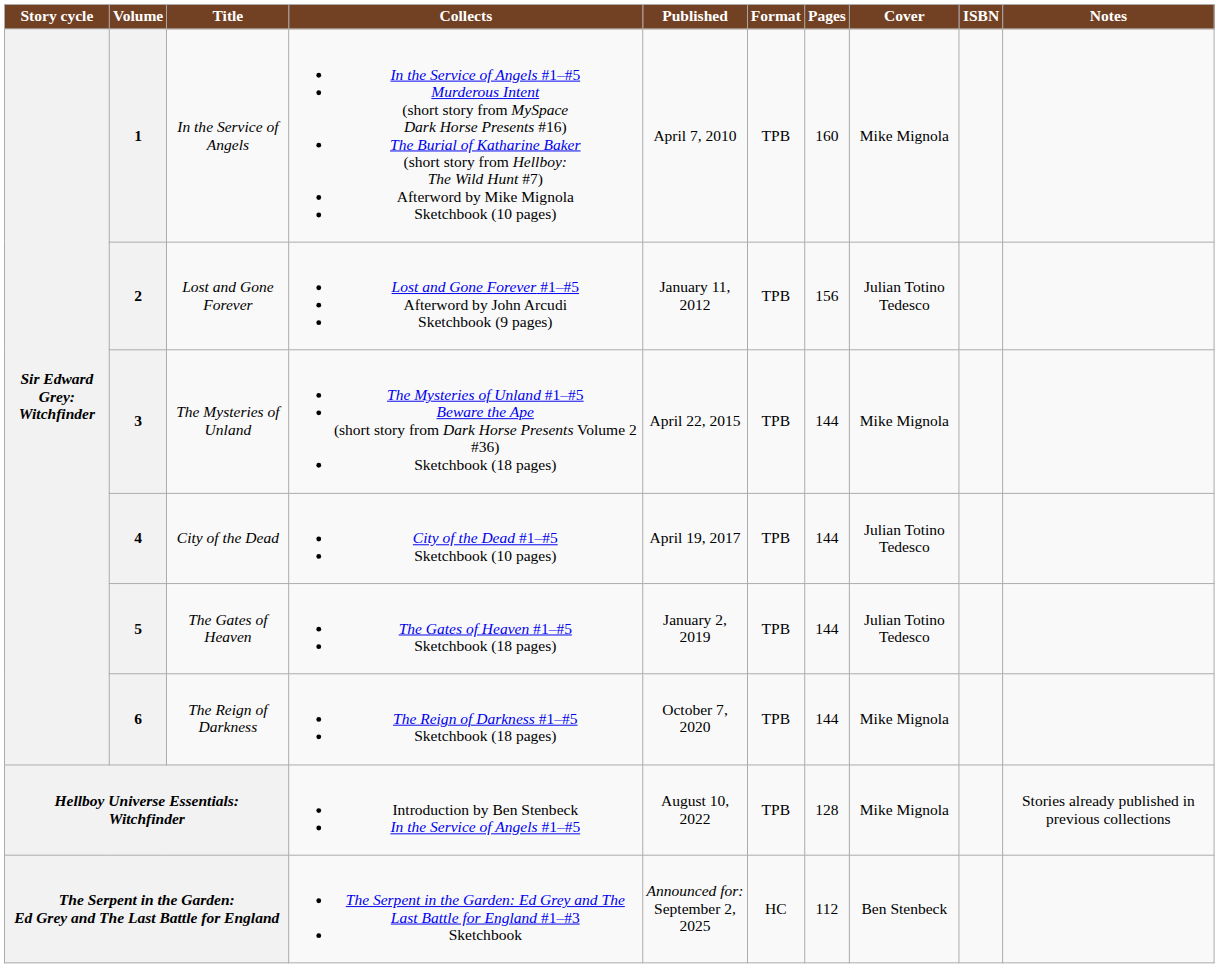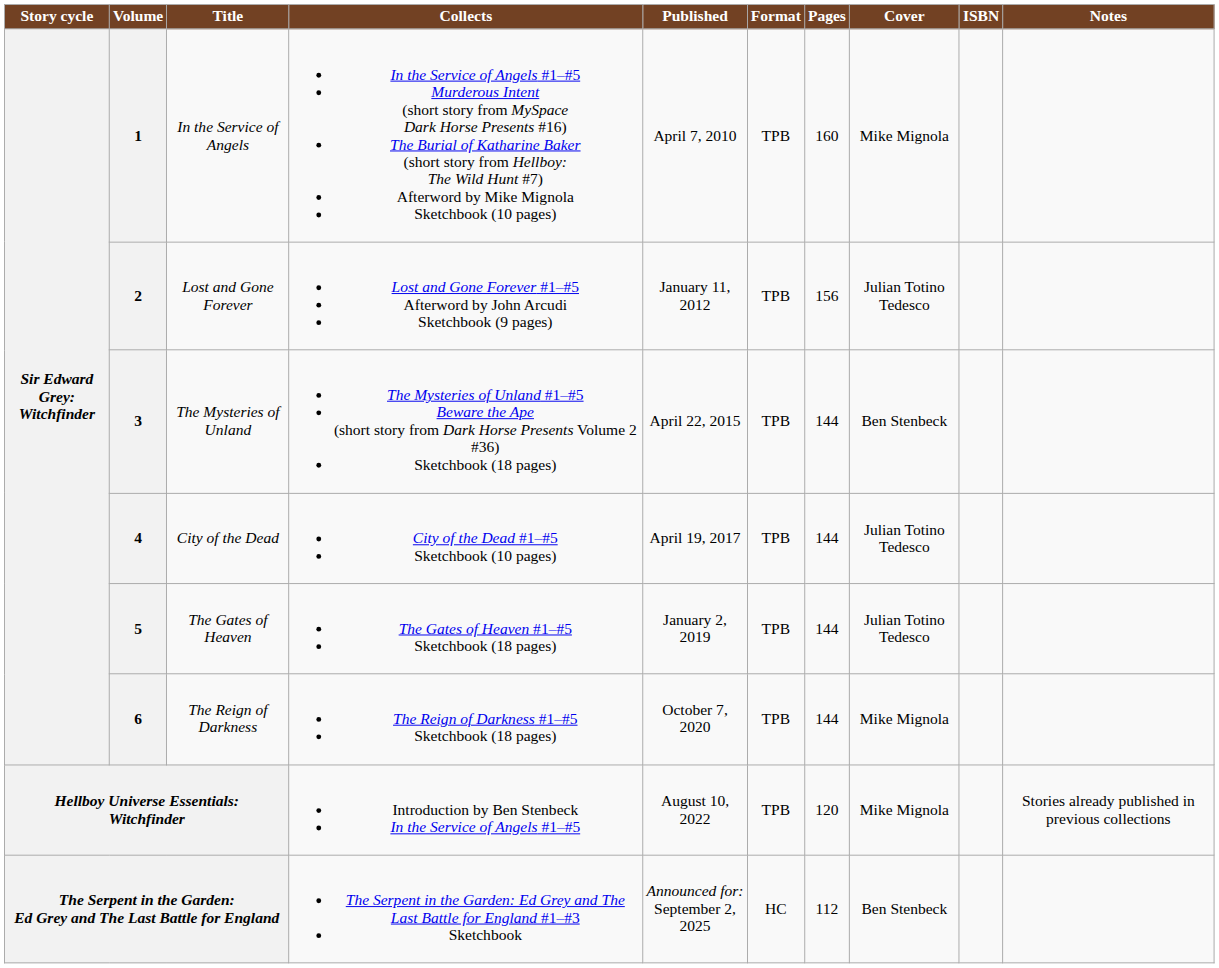(904, 421) Mike Mignola -> (904, 421) Ben Stenbeck
(827, 809) 128 -> (827, 809) 120
